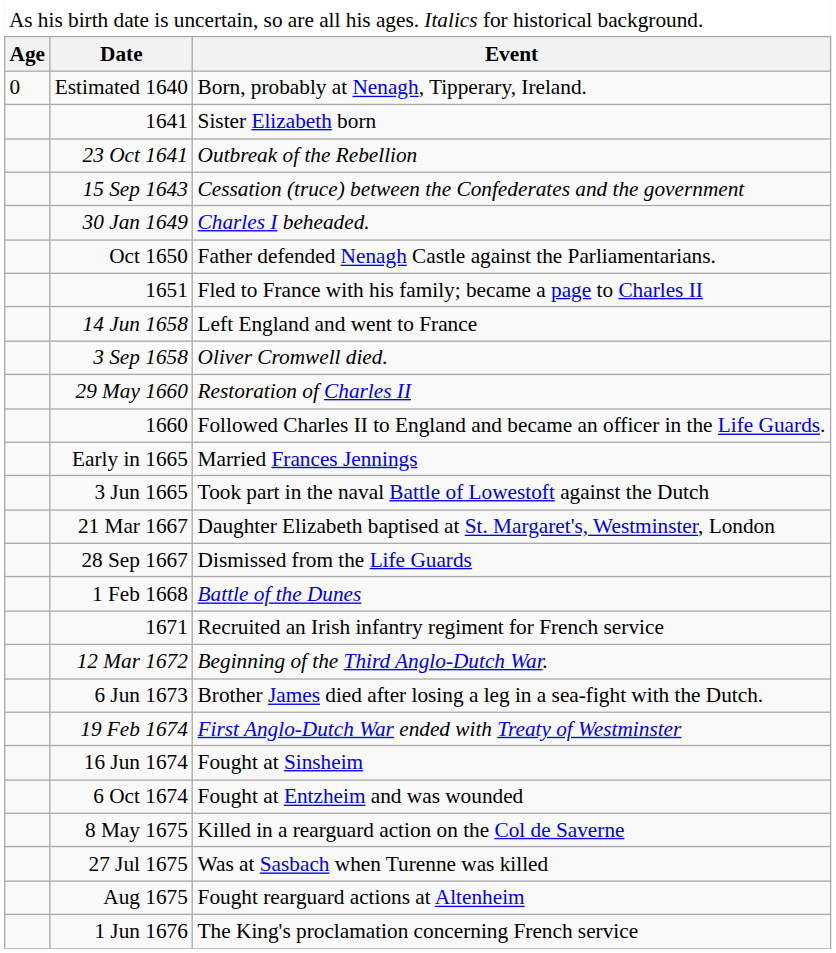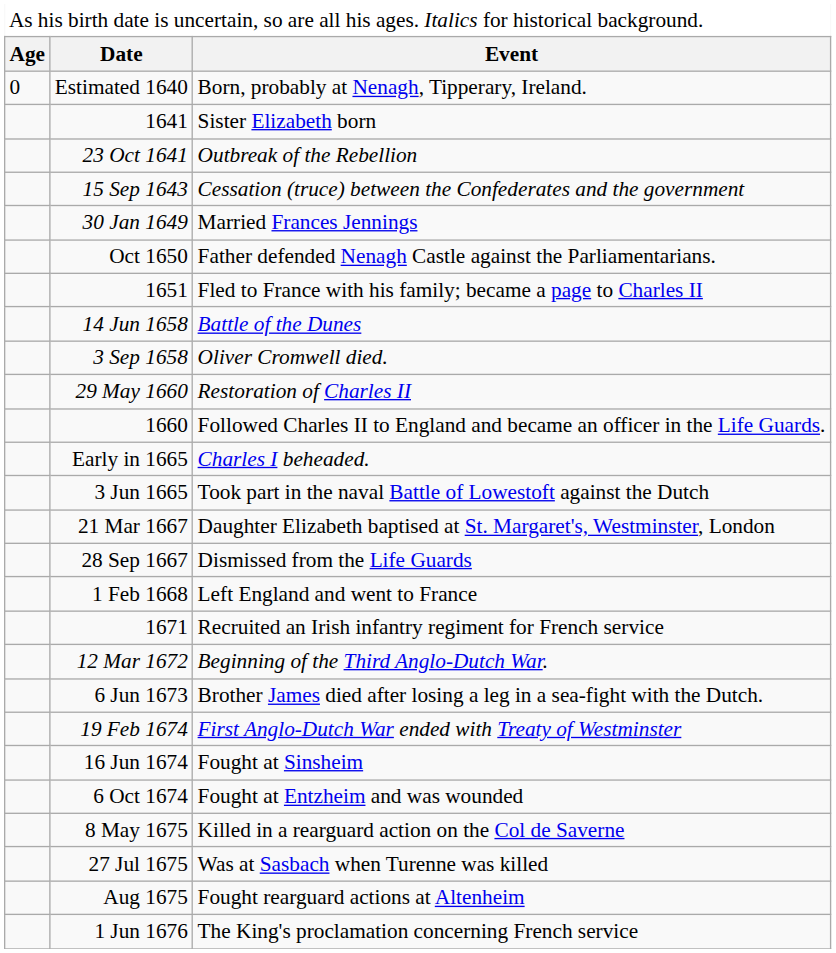(284, 222) Charles I beheaded. -> (308, 222) Married Frances Jennings
(337, 323) Left England and went to France -> (279, 323) Battle of the Dunes
(308, 458) Married Frances Jennings -> (284, 458) Charles I beheaded.
(279, 593) Battle of the Dunes -> (337, 593) Left England and went to France
